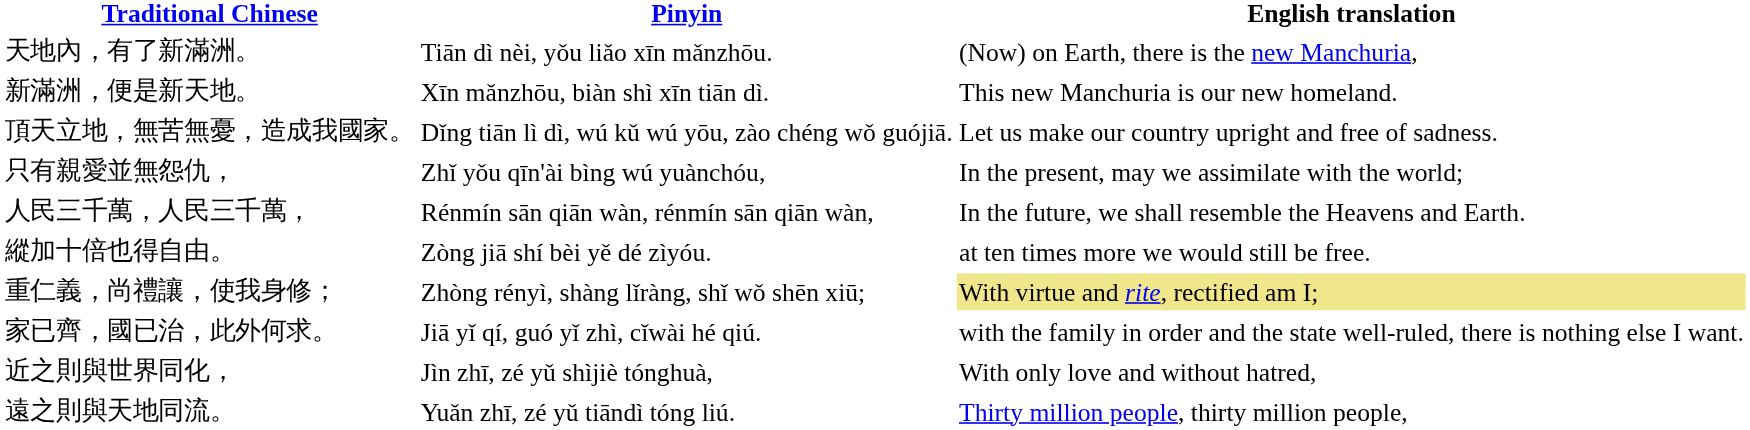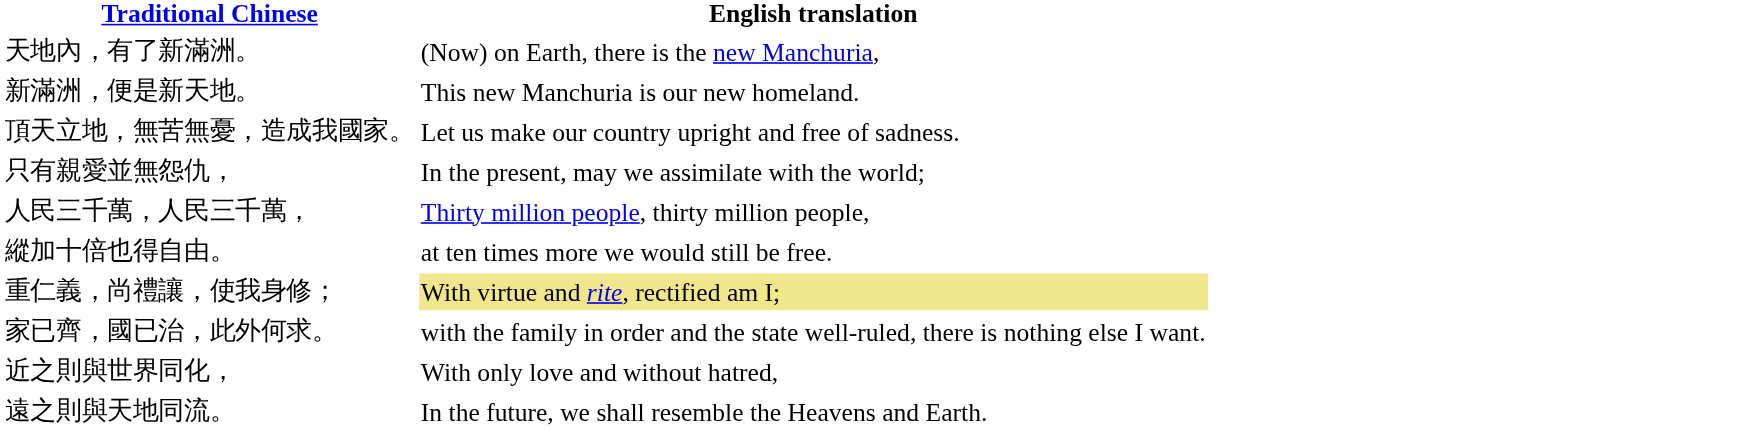- column: (687, 13)
(1242, 211) In the future, we shall resemble the Heavens and Earth. -> (645, 211) Thirty million people, thirty million people,
(1183, 411) Thirty million people, thirty million people, -> (704, 411) In the future, we shall resemble the Heavens and Earth.
